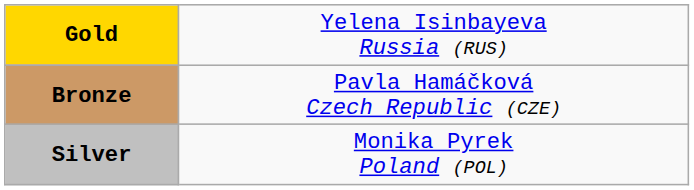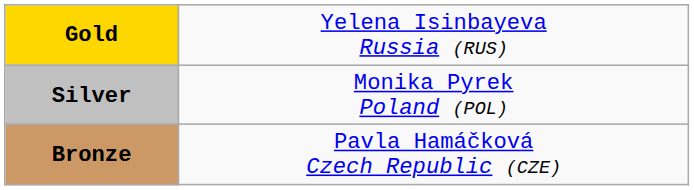rows swapped: (92, 155) <-> (92, 95)
